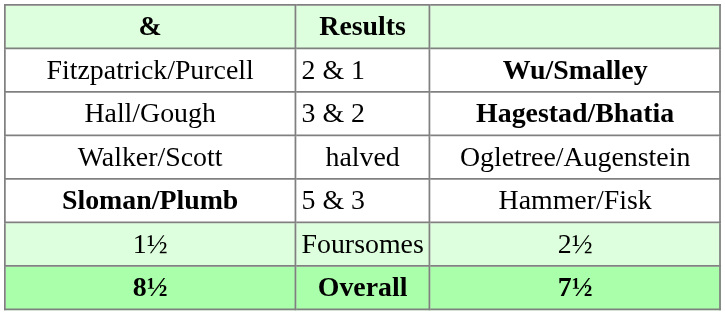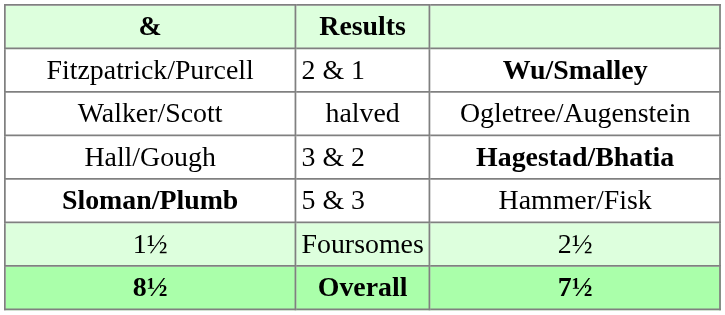rows swapped: (150, 156) <-> (150, 113)
